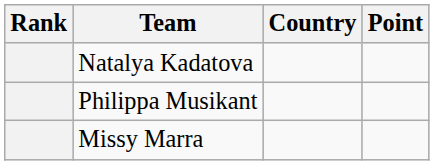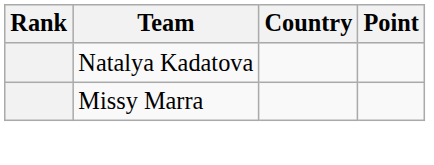- row: (168, 100)
